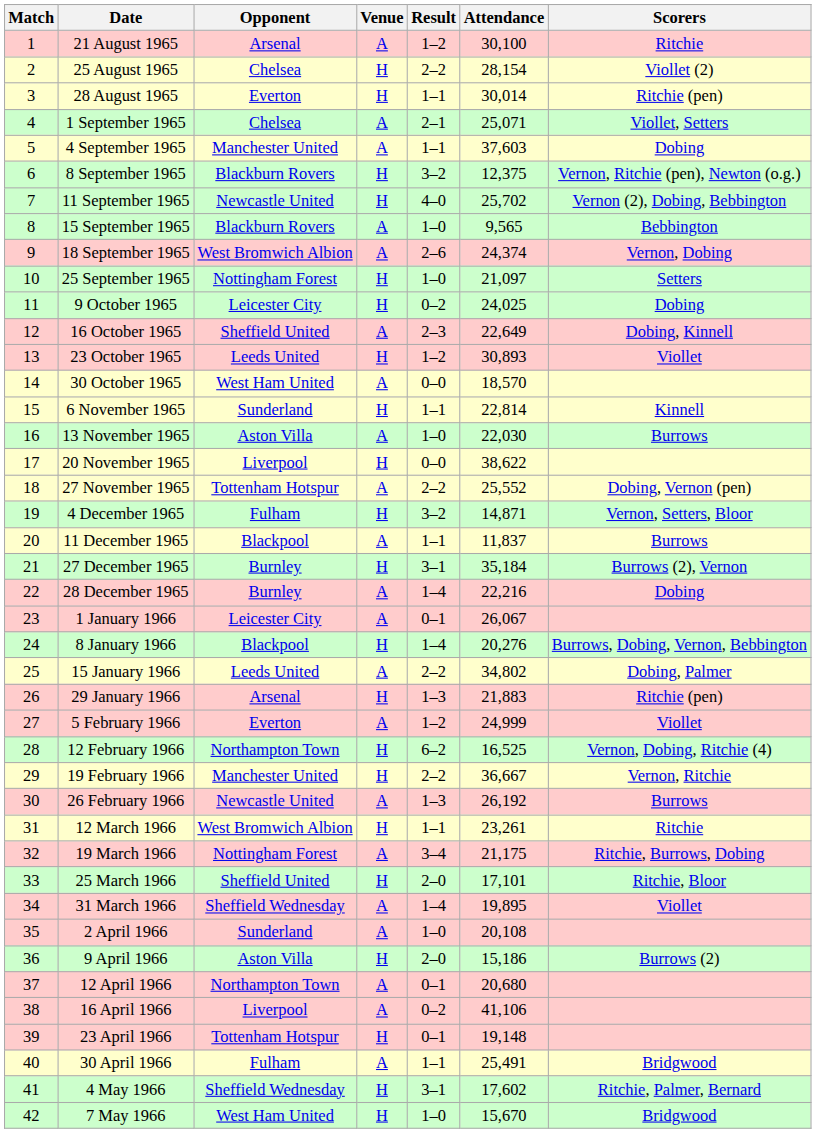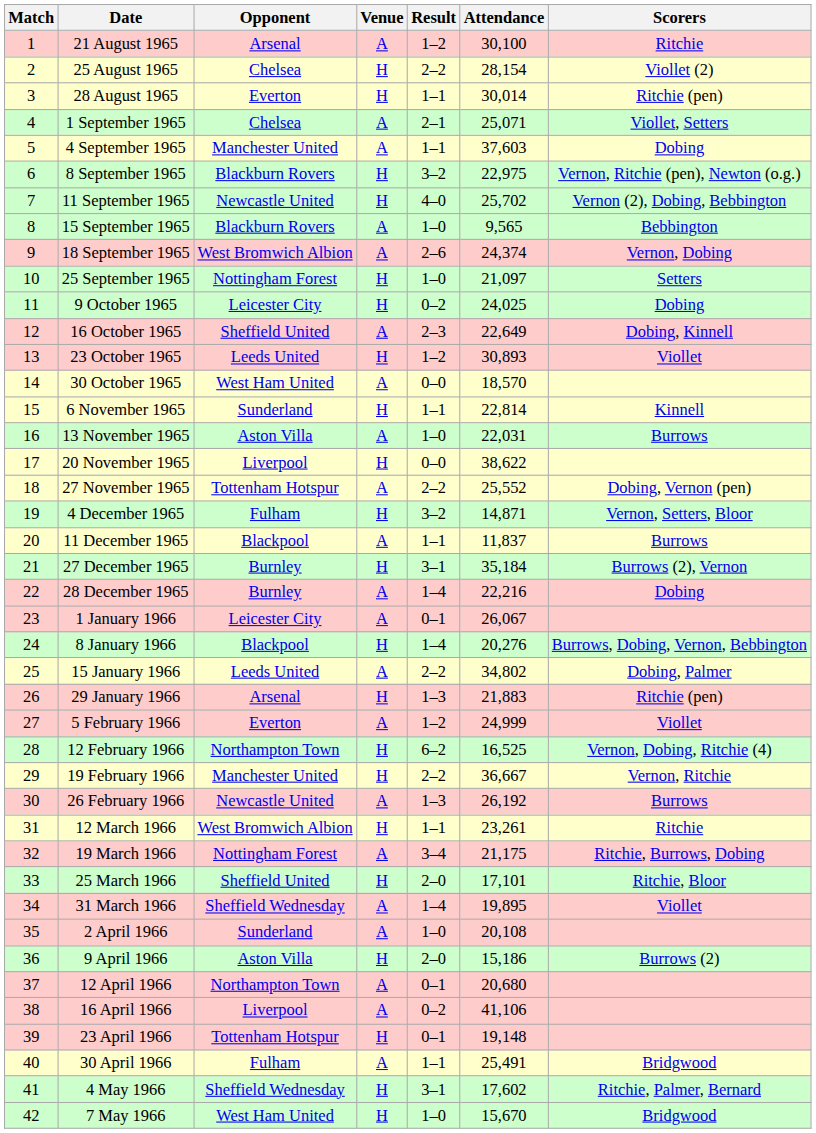(504, 174) 12,375 -> (504, 174) 22,975
(504, 435) 22,030 -> (504, 435) 22,031
